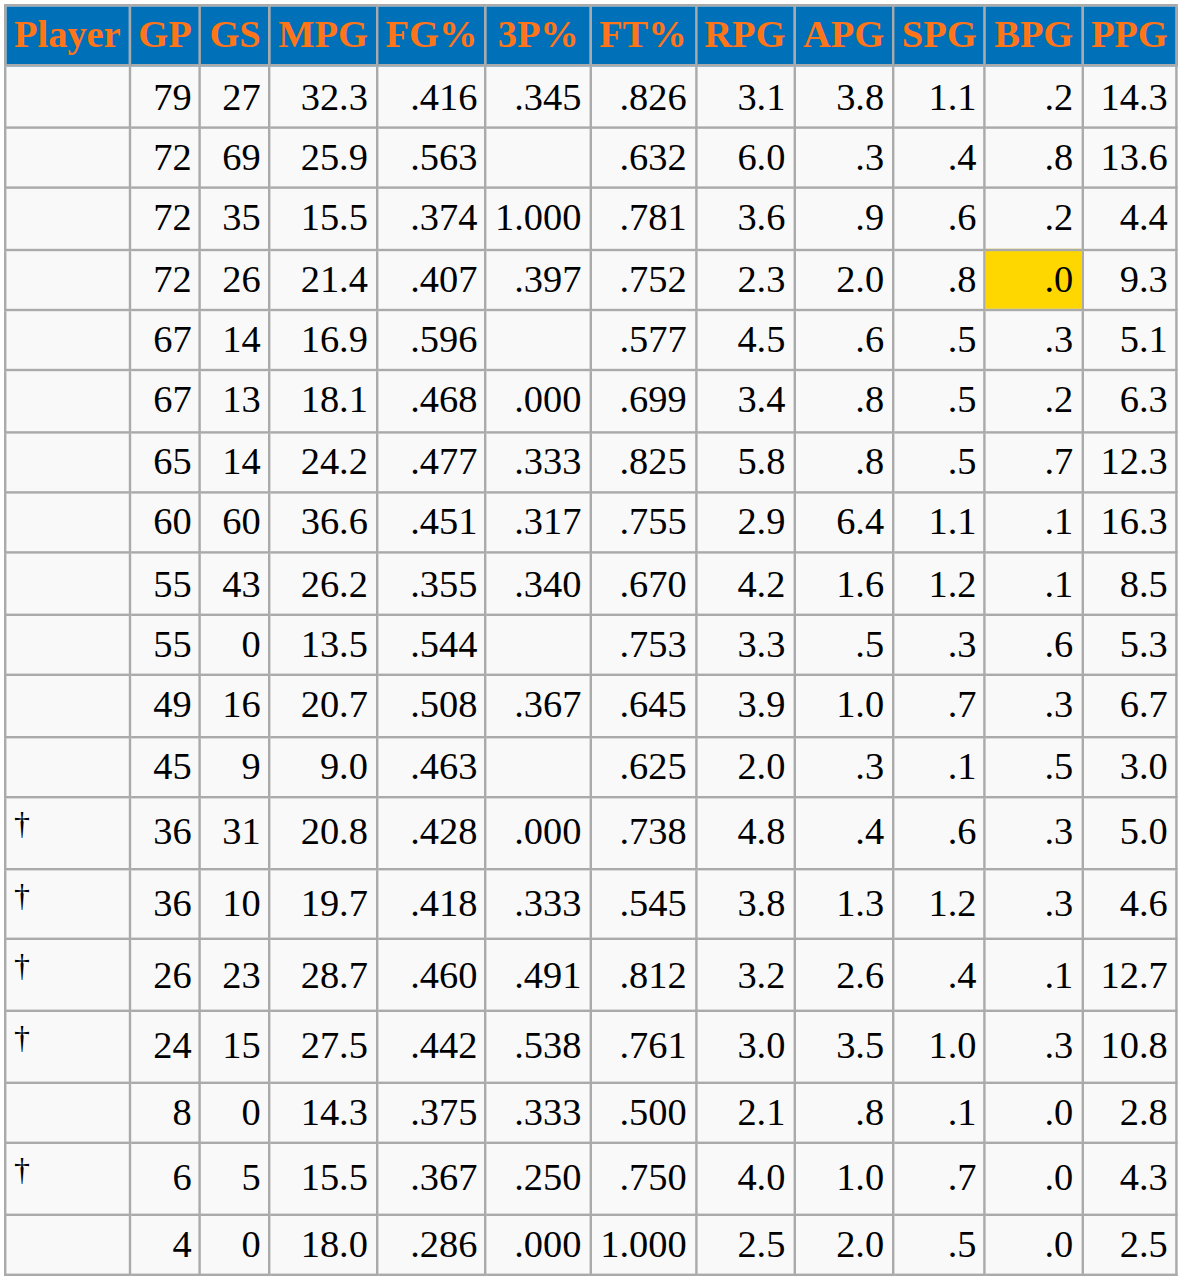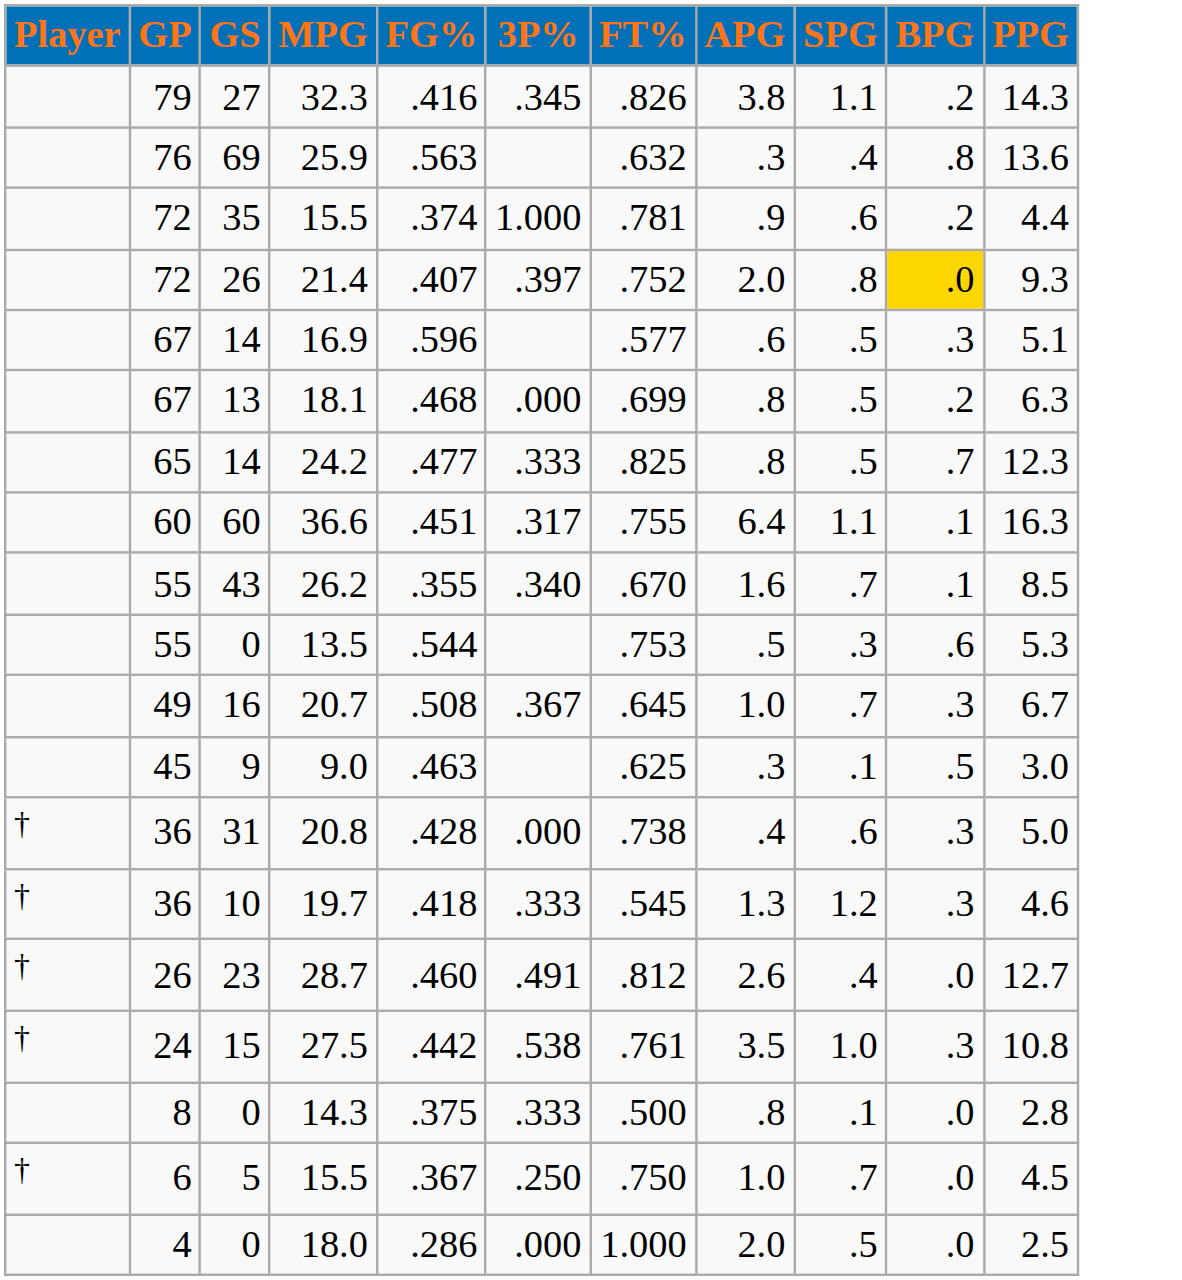- column: (745, 34)
(172, 156) 72 -> (172, 156) 76
(953, 583) 1.2 -> (863, 583) .7
(1059, 974) .1 -> (960, 974) .0
(1144, 1177) 4.3 -> (1045, 1177) 4.5
